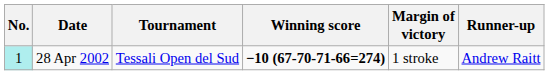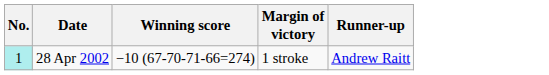- column: (177, 25)
(316, 58) bold -> (185, 58) normal
